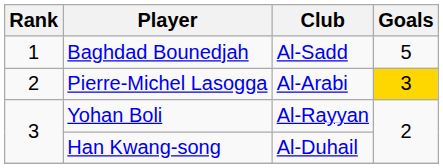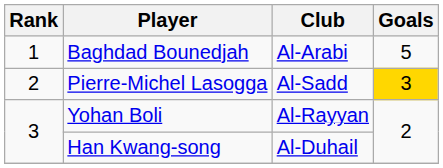(312, 52) Al-Sadd -> (312, 52) Al-Arabi
(312, 83) Al-Arabi -> (312, 83) Al-Sadd
